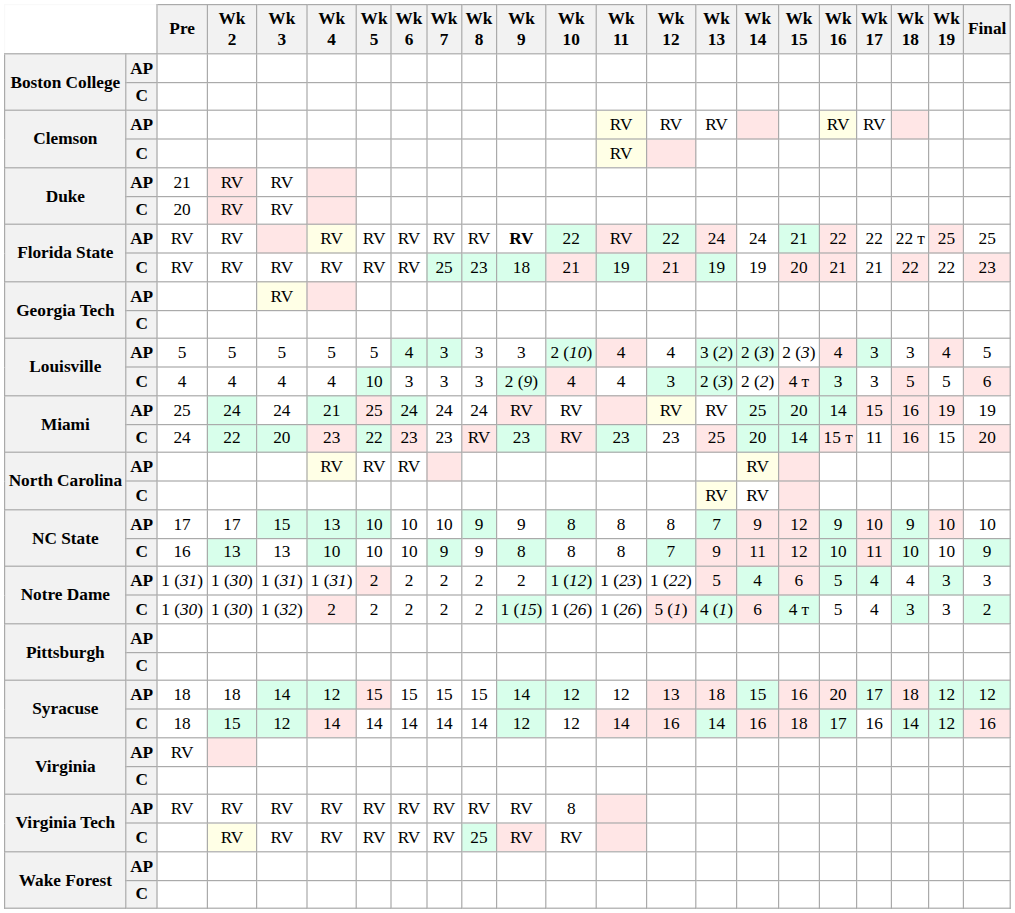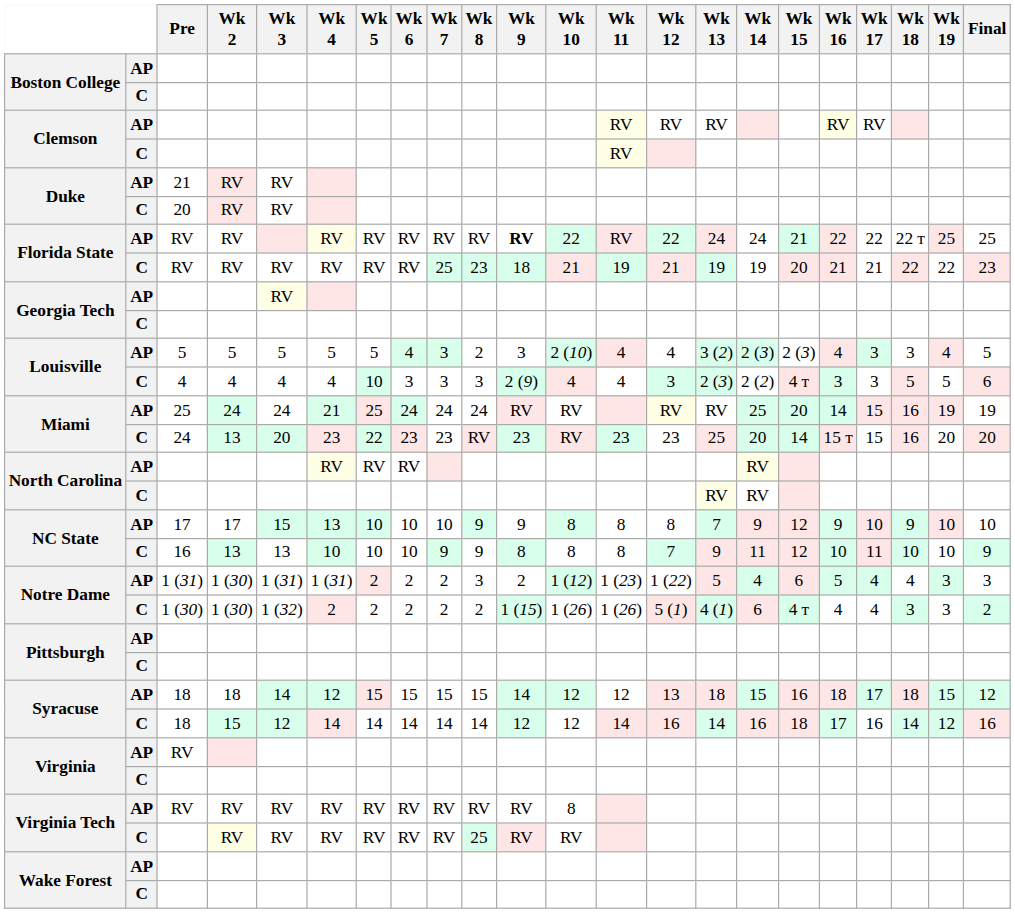(479, 353) 3 -> (479, 353) 2
(232, 438) 22 -> (232, 438) 13
(874, 438) 11 -> (874, 438) 15
(946, 438) 15 -> (946, 438) 20
(479, 581) 2 -> (479, 581) 3
(838, 609) 5 -> (838, 609) 4
(838, 695) 20 -> (838, 695) 18
(946, 695) 12 -> (946, 695) 15
